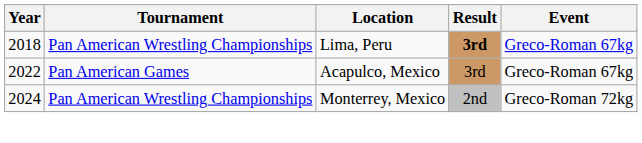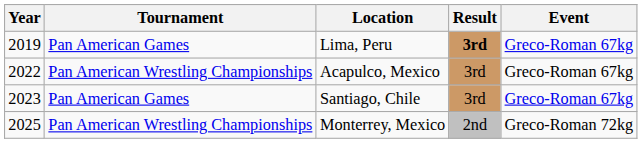(25, 44) 2018 -> (25, 44) 2019
(180, 44) Pan American Wrestling Championships -> (119, 44) Pan American Games
(119, 71) Pan American Games -> (180, 71) Pan American Wrestling Championships
+ row: (370, 98)
(25, 98) 2024 -> (25, 125) 2025
